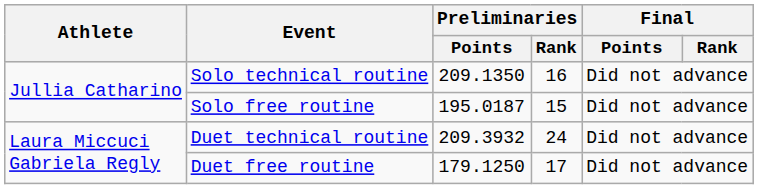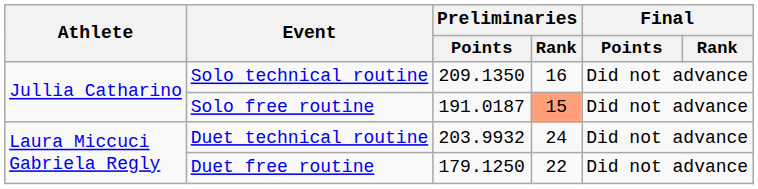(482, 107) 195.0187 -> (482, 107) 191.0187
(556, 107) no background -> (556, 107) lightsalmon background
(482, 137) 209.3932 -> (482, 137) 203.9932
(556, 168) 17 -> (556, 168) 22
